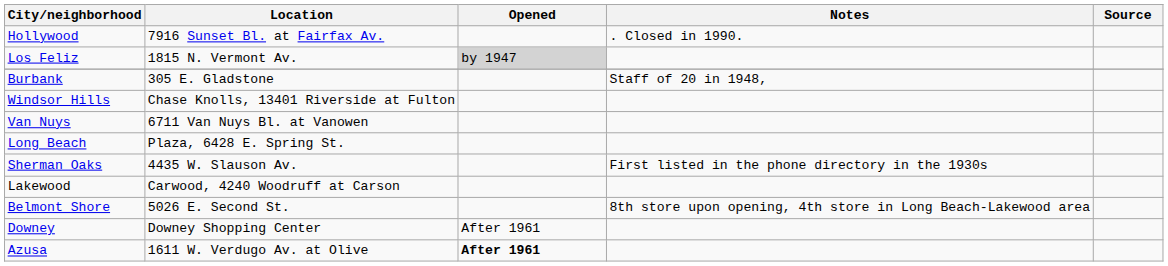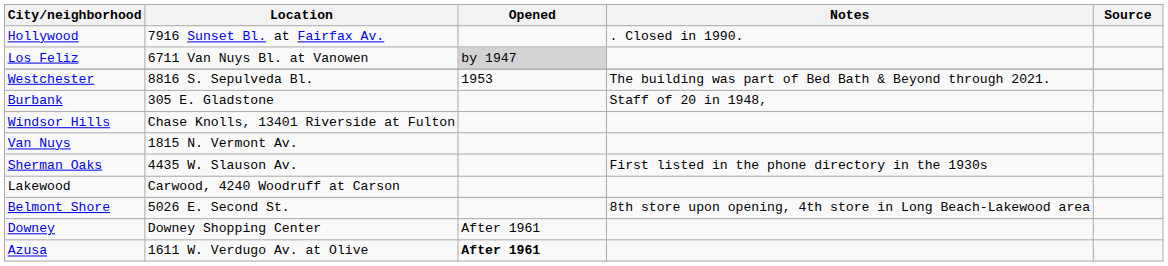(223, 58) 1815 N. Vermont Av. -> (258, 58) 6711 Van Nuys Bl. at Vanowen
+ row: (51, 79)
(258, 122) 6711 Van Nuys Bl. at Vanowen -> (223, 144) 1815 N. Vermont Av.
- row: (47, 144)
